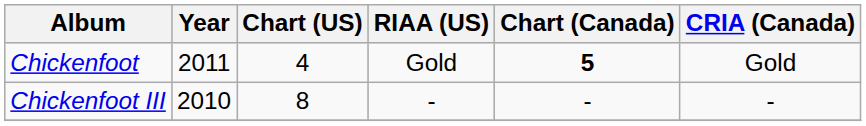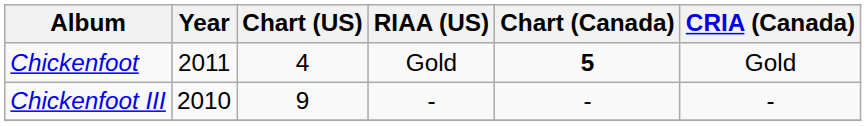(302, 100) 8 -> (302, 100) 9
